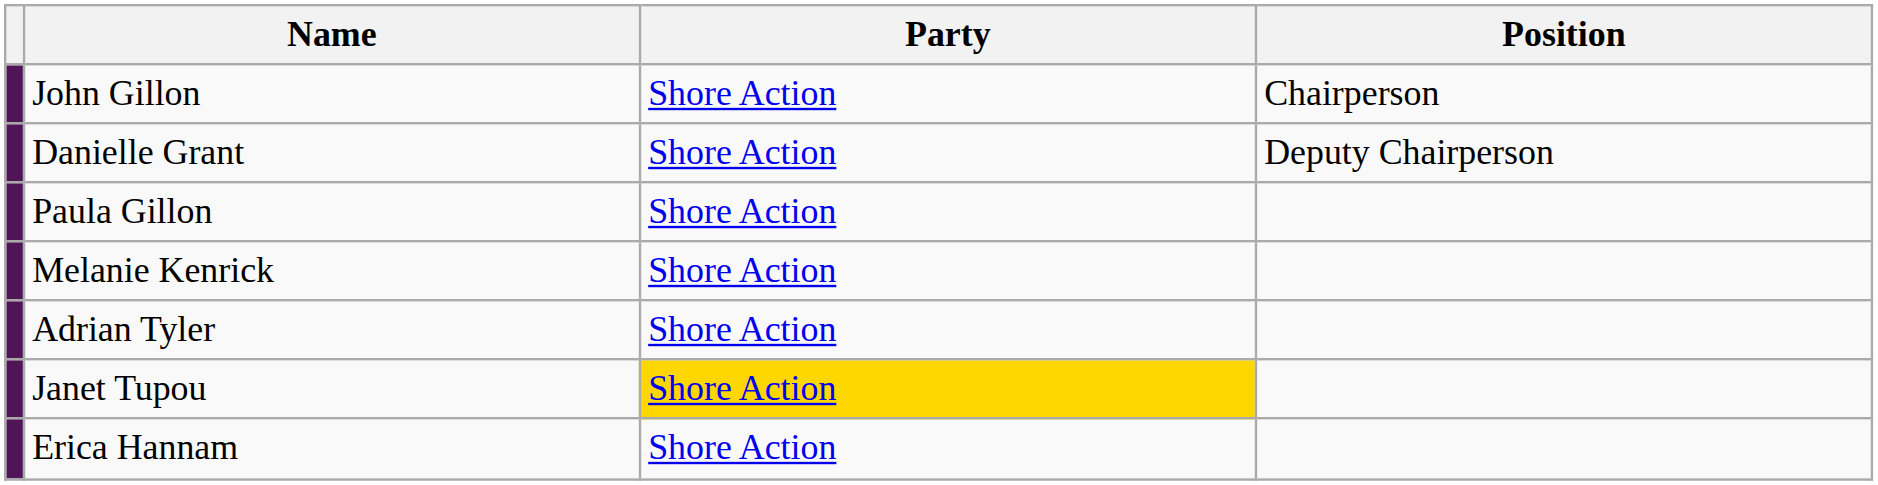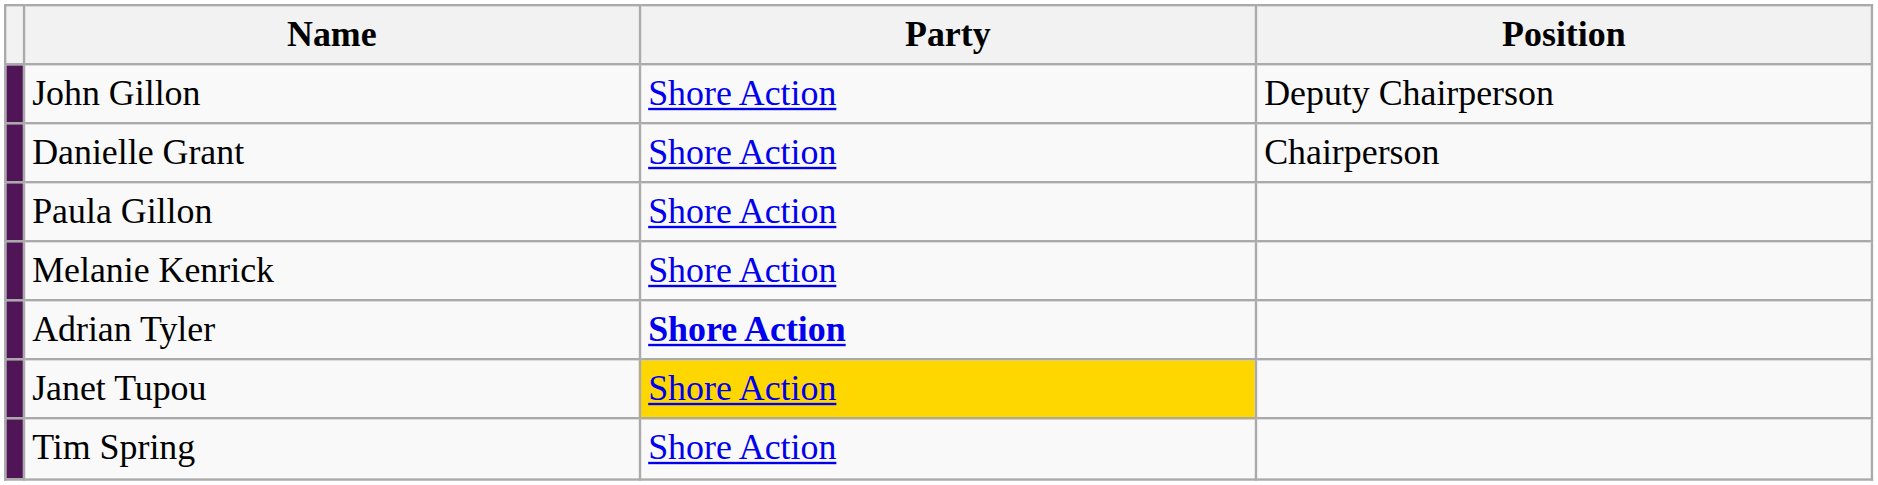(1352, 93) Chairperson -> (1409, 93) Deputy Chairperson
(1409, 152) Deputy Chairperson -> (1352, 152) Chairperson
(742, 329) normal -> (747, 329) bold
- row: (135, 448)
+ row: (114, 448)
